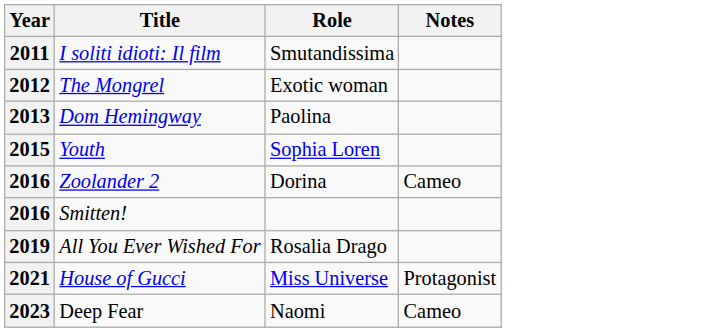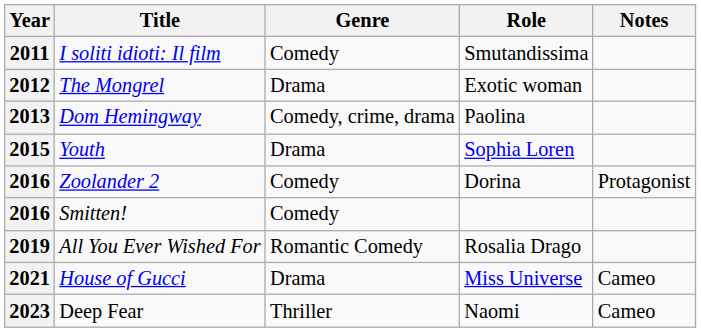+ column: (362, 20)
(432, 181) Cameo -> (644, 181) Protagonist
(450, 278) Protagonist -> (627, 278) Cameo
